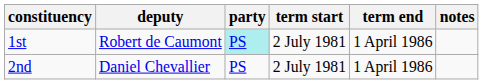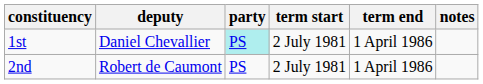(160, 41) Robert de Caumont -> (154, 41) Daniel Chevallier
(154, 66) Daniel Chevallier -> (160, 66) Robert de Caumont
